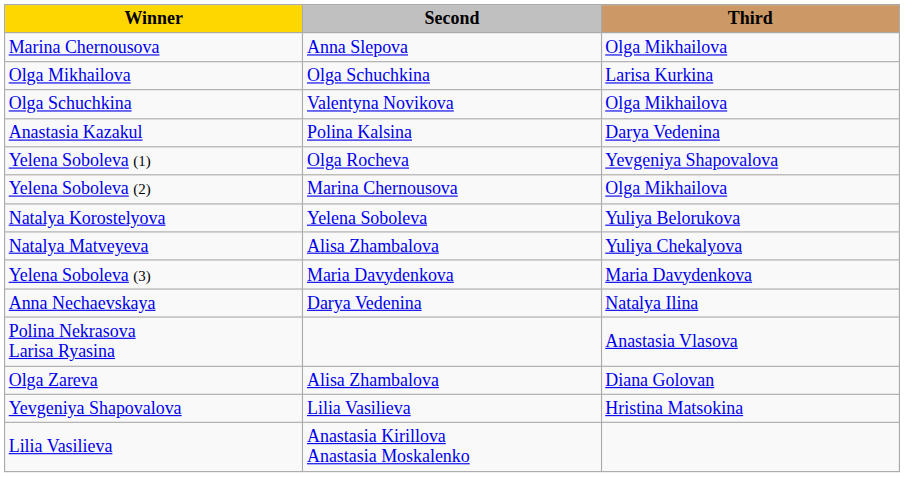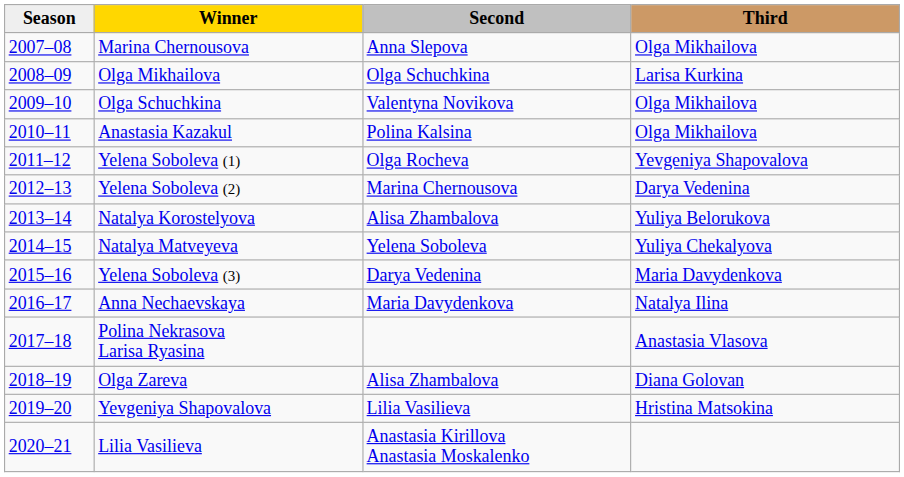+ column: (49, 18)
(663, 132) Darya Vedenina -> (696, 132) Olga Mikhailova
(666, 189) Olga Mikhailova -> (692, 189) Darya Vedenina
(367, 217) Yelena Soboleva -> (433, 217) Alisa Zhambalova
(373, 246) Alisa Zhambalova -> (427, 246) Yelena Soboleva
(380, 274) Maria Davydenkova -> (424, 274) Darya Vedenina
(364, 302) Darya Vedenina -> (440, 302) Maria Davydenkova
